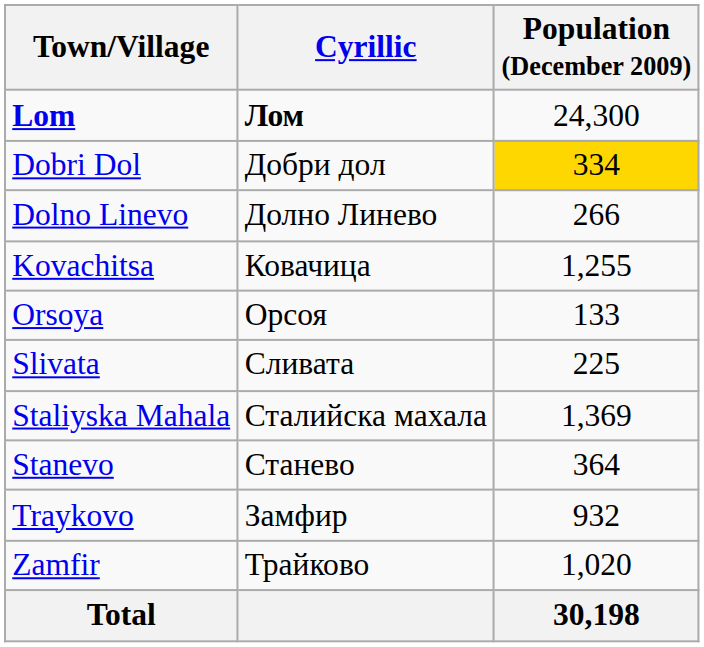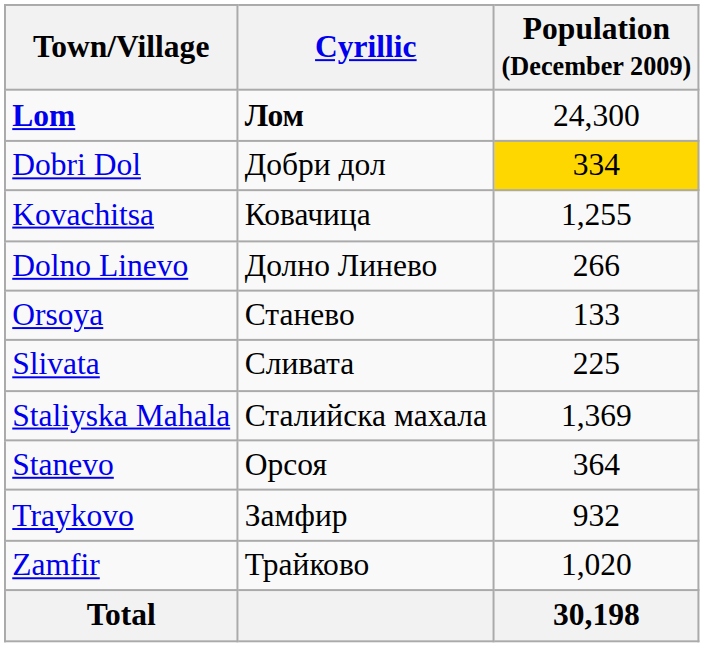rows swapped: (100, 214) <-> (83, 264)
(286, 314) Орсоя -> (300, 314) Станево
(300, 464) Станево -> (286, 464) Орсоя
